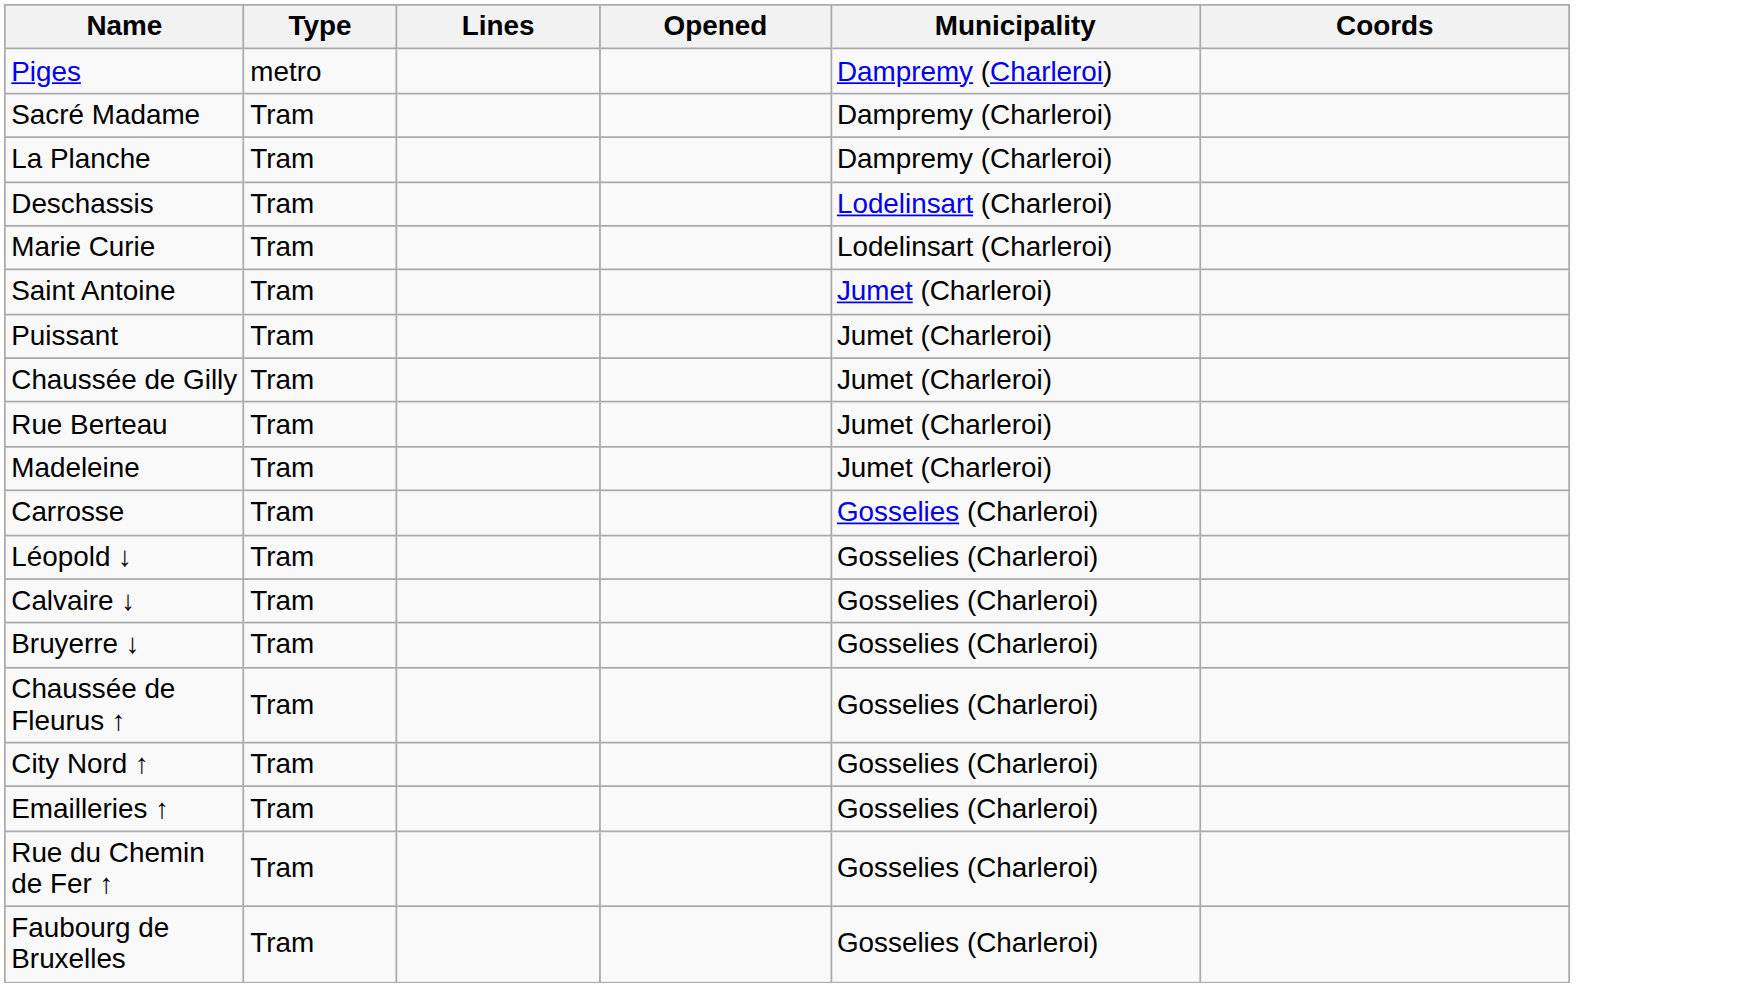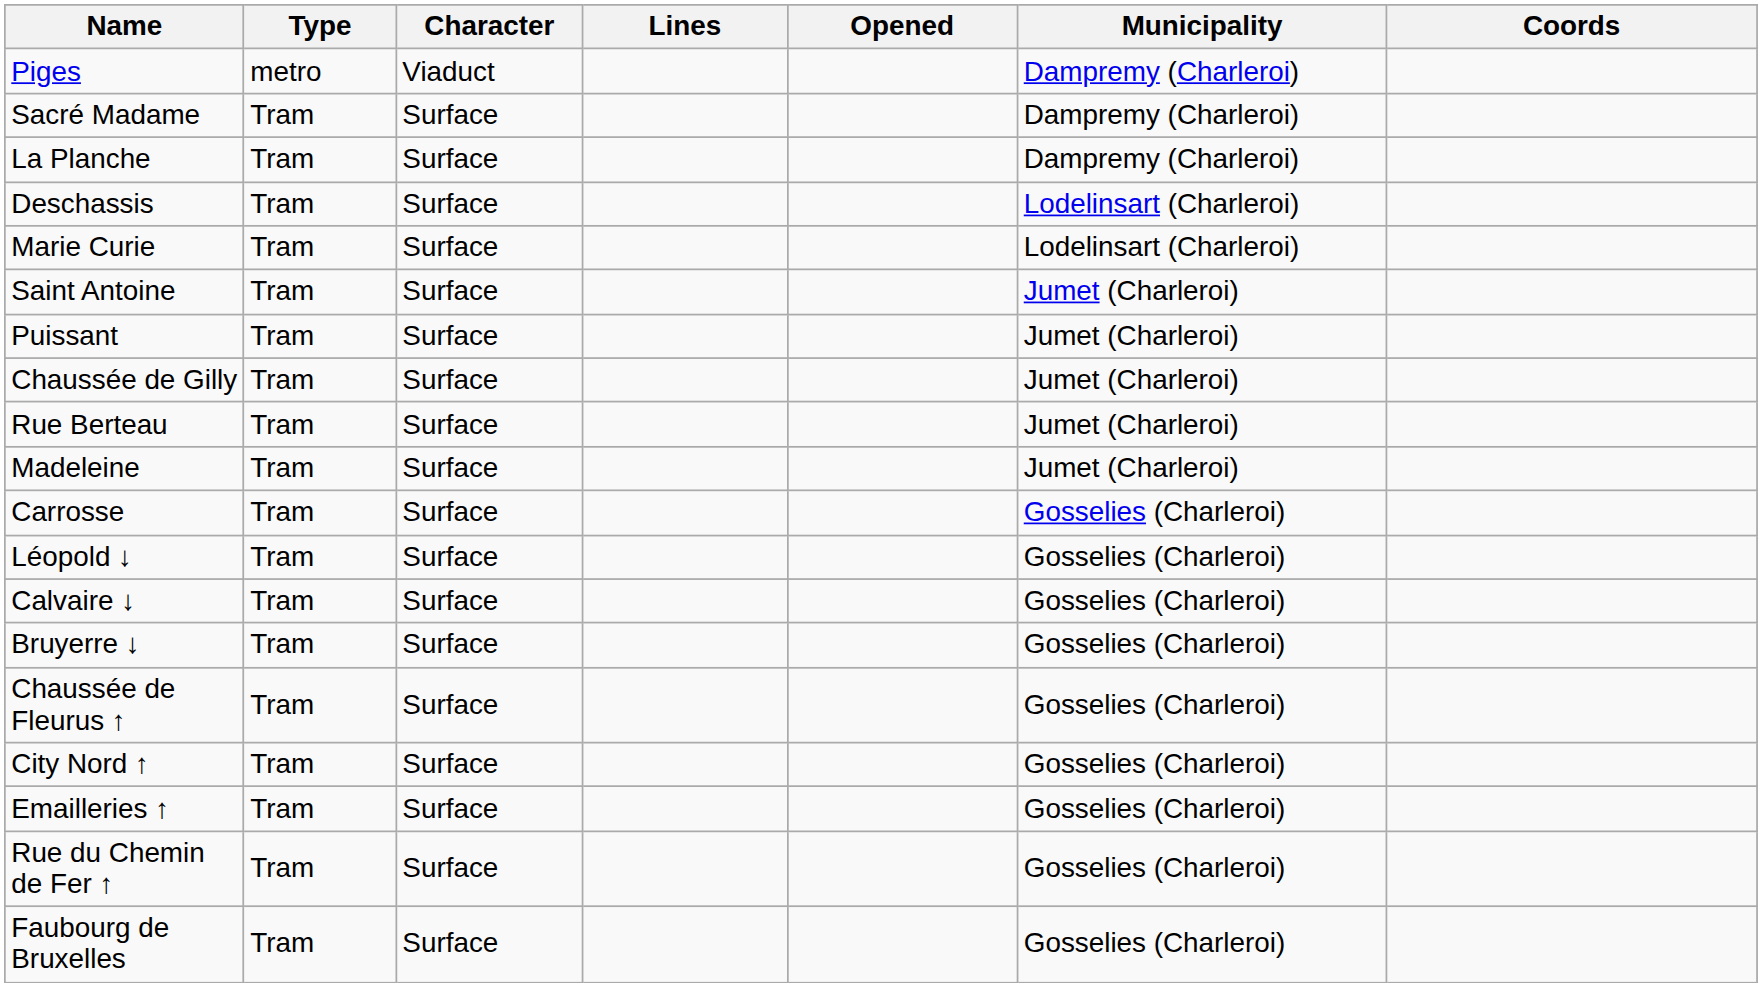+ column: (489, 26)
